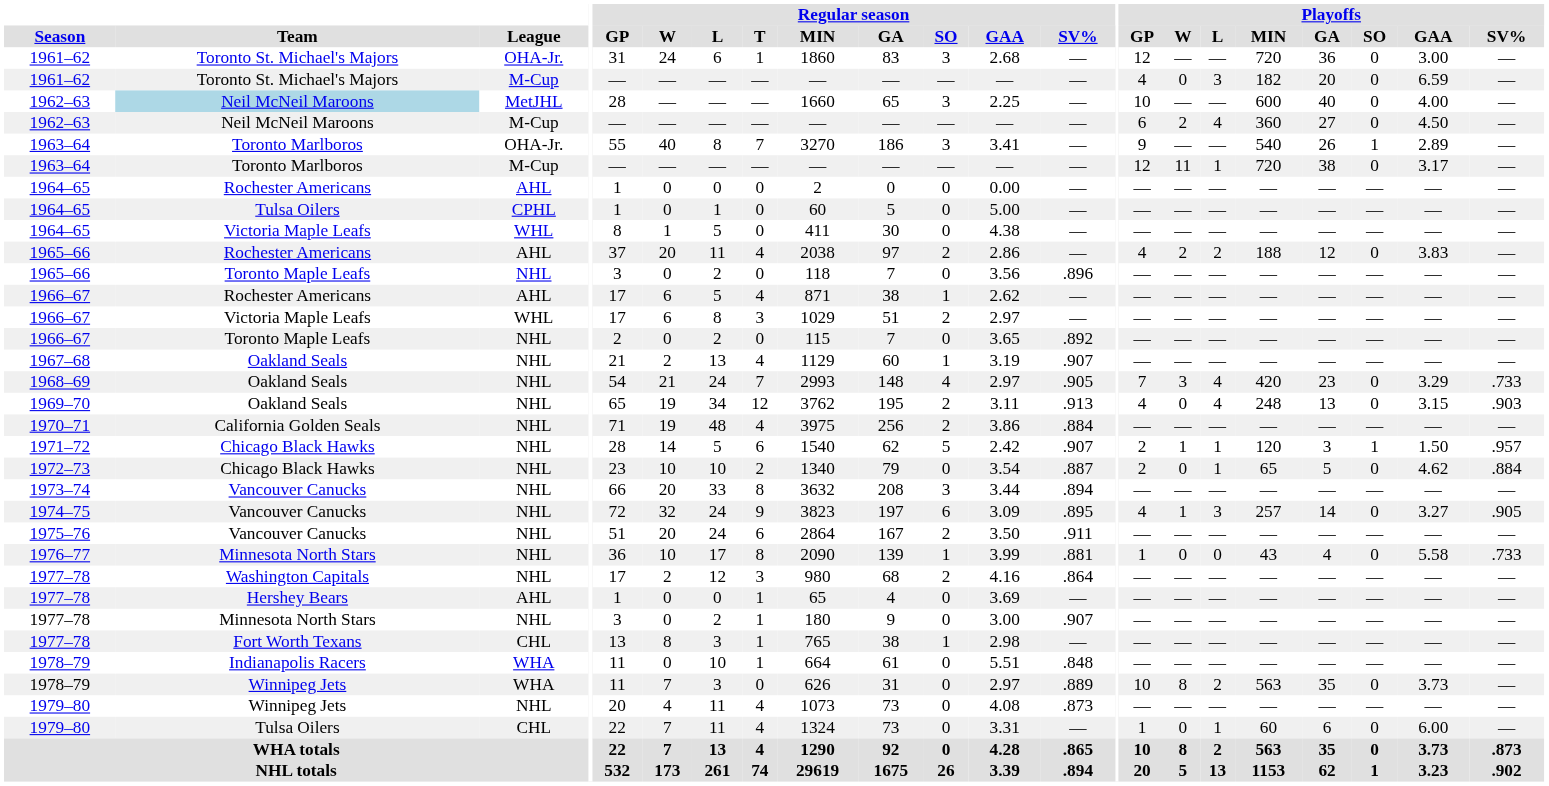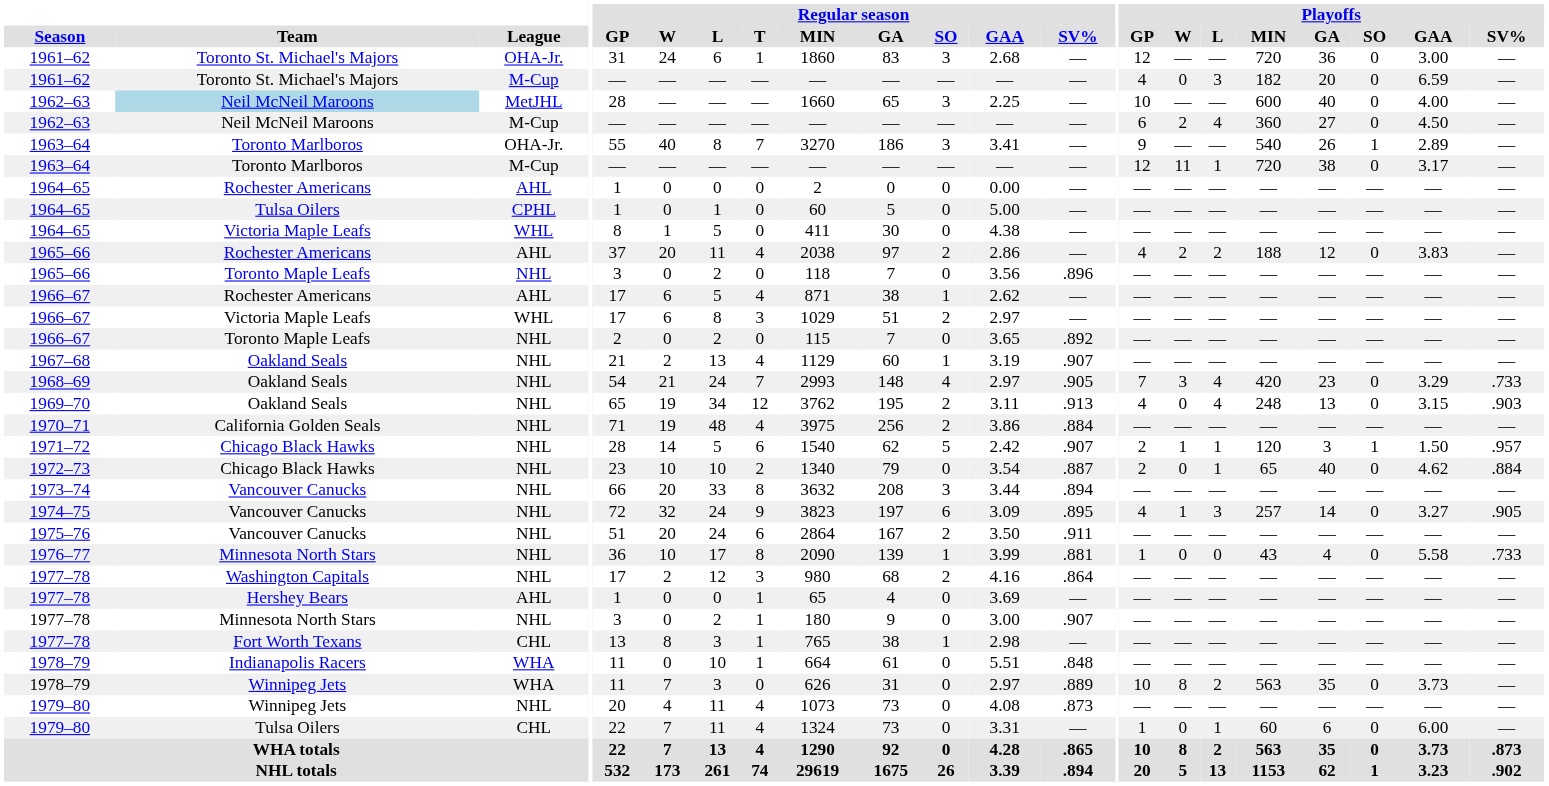(1327, 468) 5 -> (1327, 468) 40
